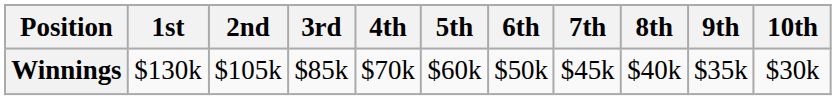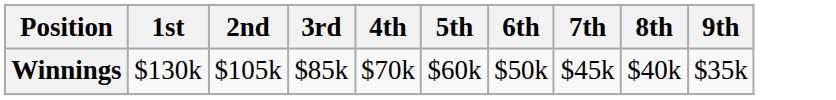- column: (793, 26)
